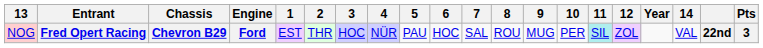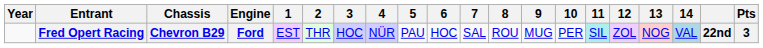columns swapped: (657, 14) <-> (21, 14)
(686, 33) no background -> (686, 33) lightblue background
